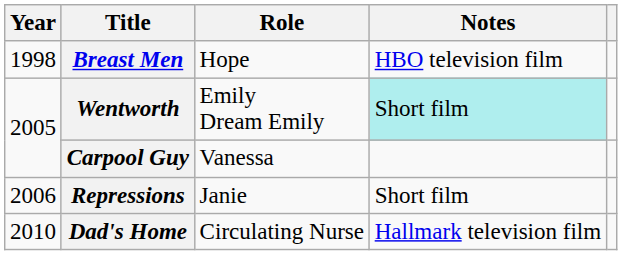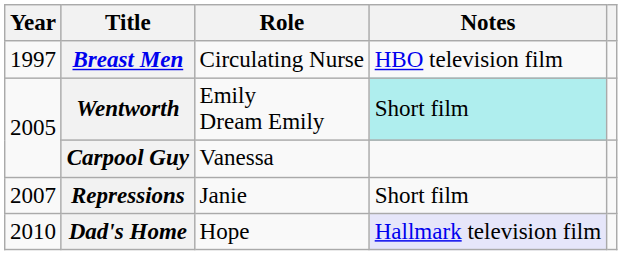(33, 59) 1998 -> (33, 59) 1997
(225, 59) Hope -> (282, 59) Circulating Nurse
(33, 194) 2006 -> (33, 194) 2007
(282, 231) Circulating Nurse -> (225, 231) Hope
(488, 231) no background -> (488, 231) lavender background
